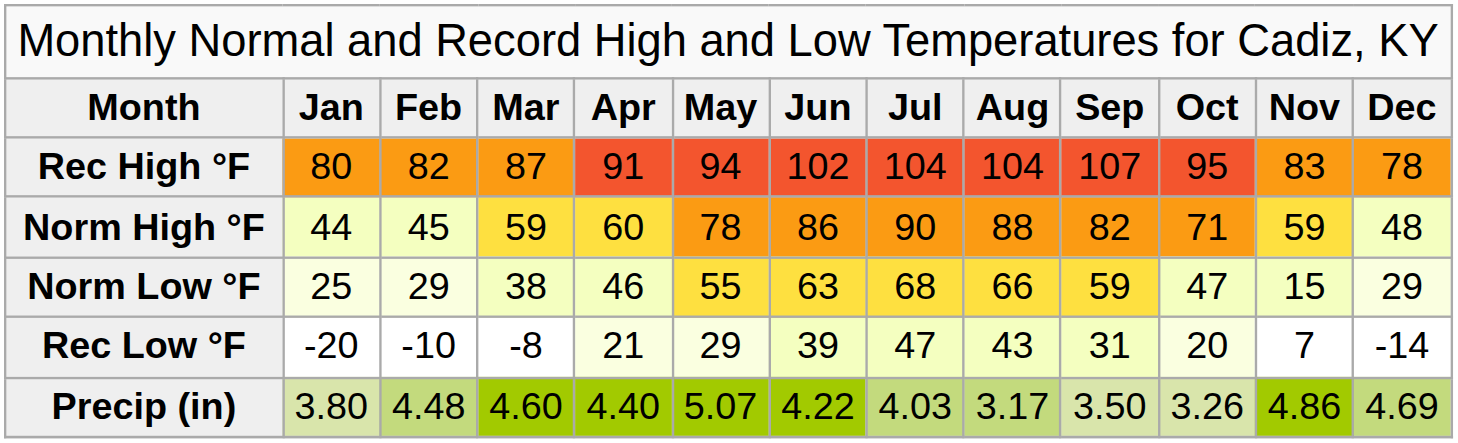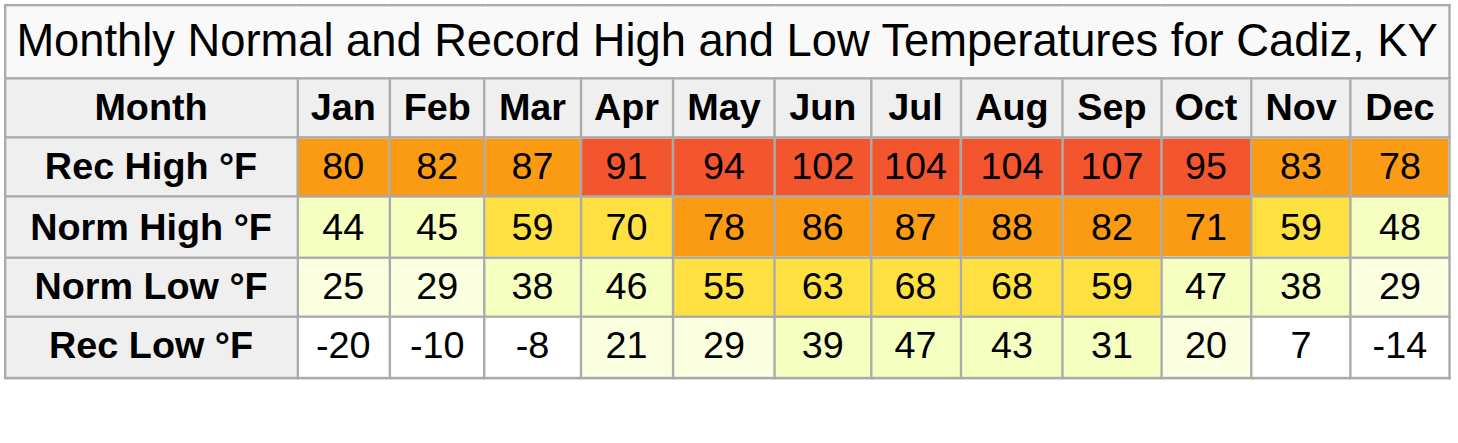(623, 226) 60 -> (626, 226) 70
(915, 226) 90 -> (916, 226) 87
(1013, 286) 66 -> (1012, 286) 68
(1304, 286) 15 -> (1301, 286) 38
- row: (144, 406)
